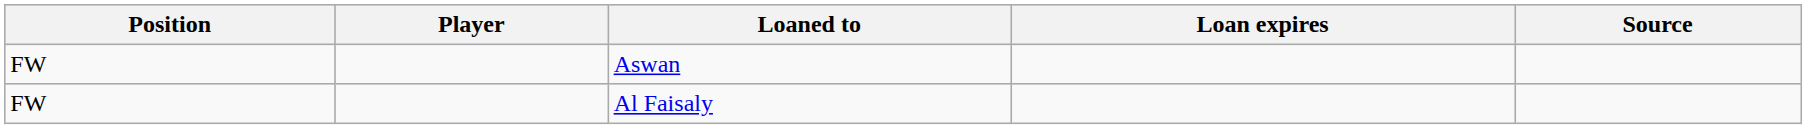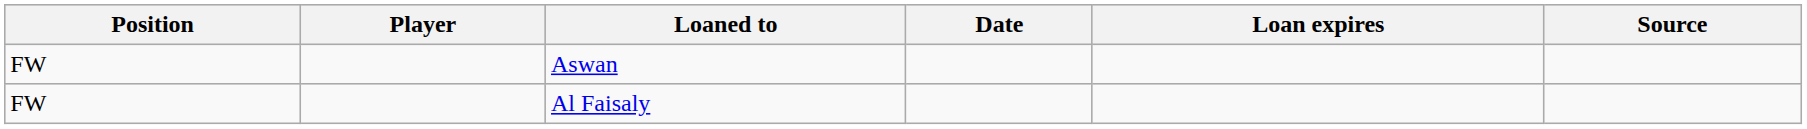+ column: (999, 24)
